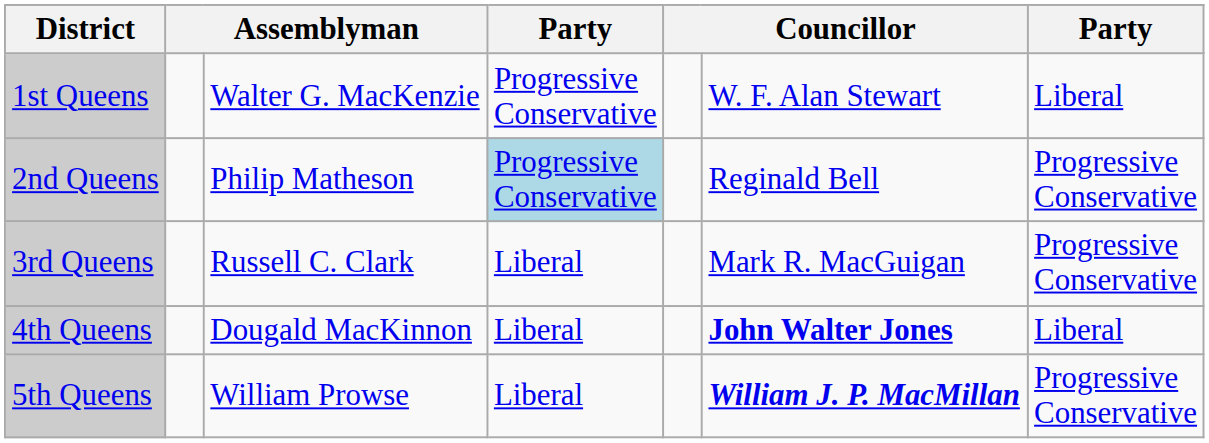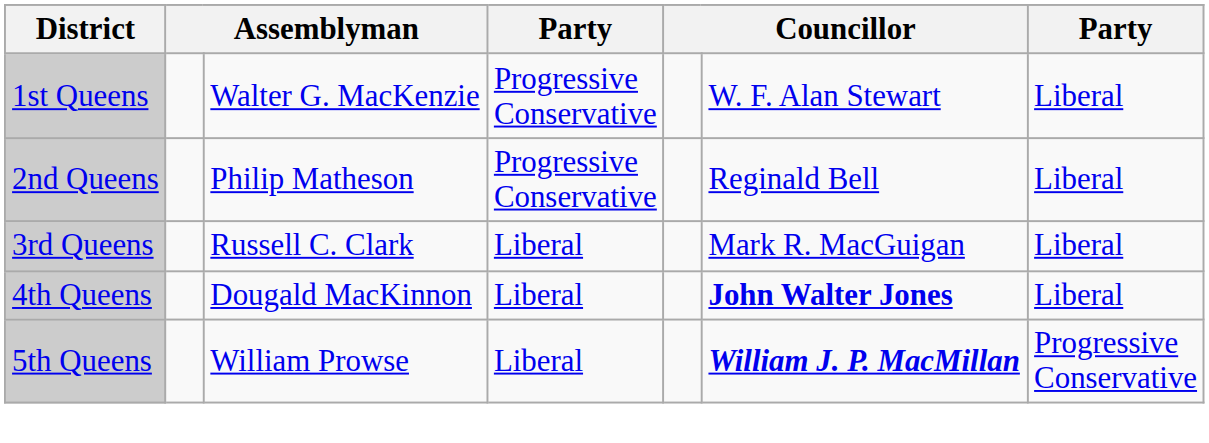(575, 179) lightblue background -> (575, 179) no background
(1116, 179) Progressive Conservative -> (1079, 179) Liberal
(1116, 262) Progressive Conservative -> (1079, 245) Liberal
